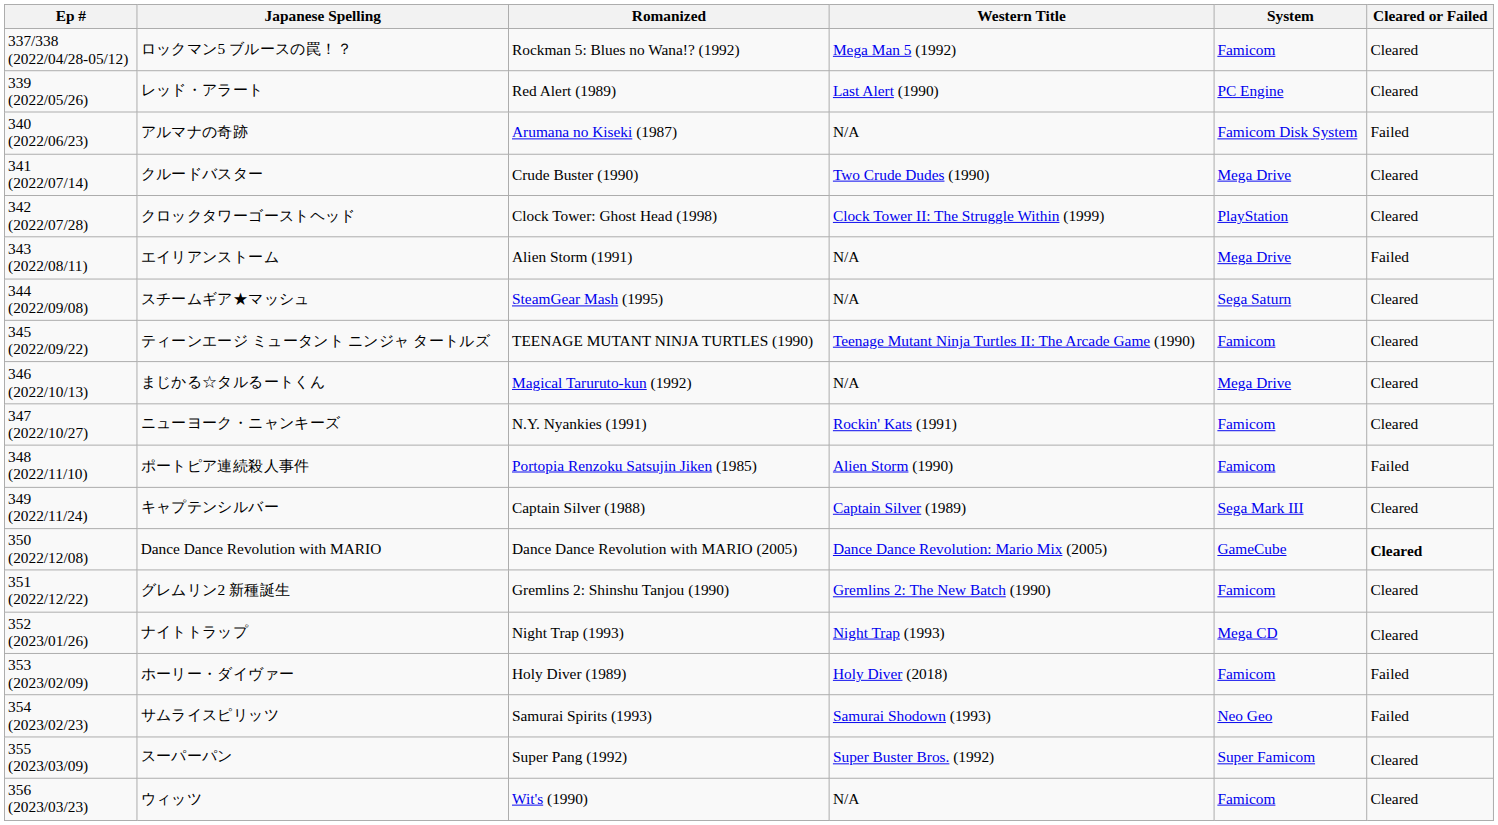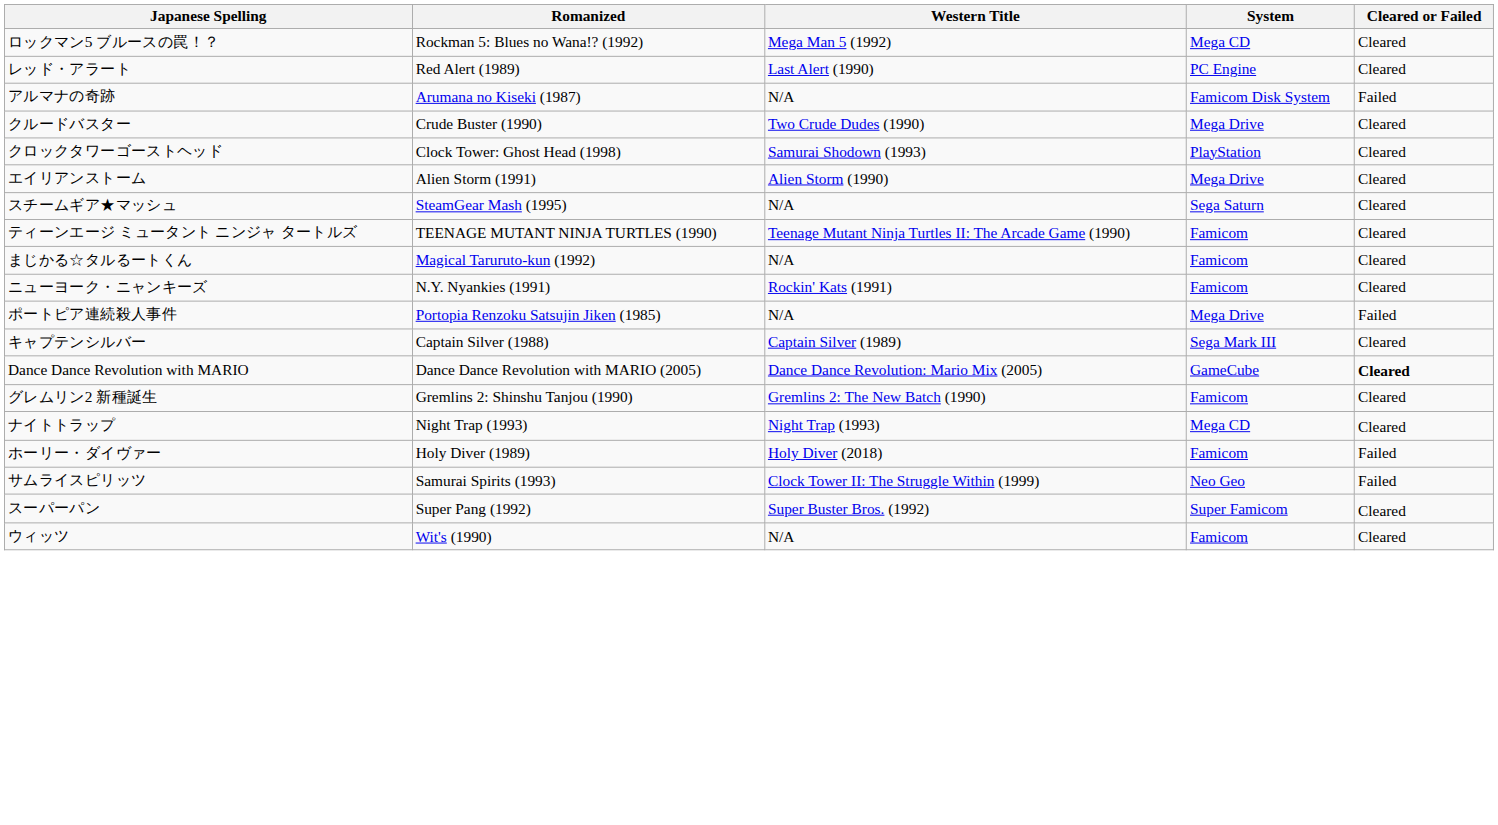- column: (71, 16)
(1246, 49) Famicom -> (1220, 42) Mega CD
(969, 216) Clock Tower II: The Struggle Within (1999) -> (847, 151) Samurai Shodown (1993)
(846, 257) N/A -> (828, 178) Alien Storm (1990)
(1390, 257) Failed -> (1382, 178) Cleared
(1254, 382) Mega Drive -> (1219, 260) Famicom
(893, 466) Alien Storm (1990) -> (781, 314) N/A
(1246, 466) Famicom -> (1227, 314) Mega Drive
(912, 715) Samurai Shodown (1993) -> (904, 480) Clock Tower II: The Struggle Within (1999)
